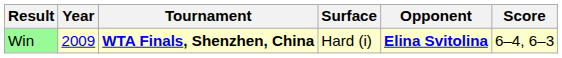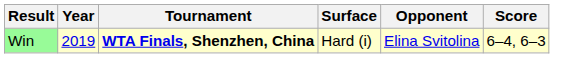(78, 40) 2009 -> (78, 40) 2019
(436, 40) bold -> (432, 40) normal
